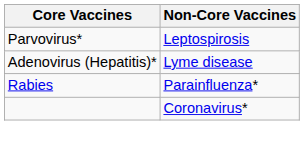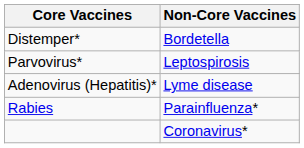+ row: (44, 39)
